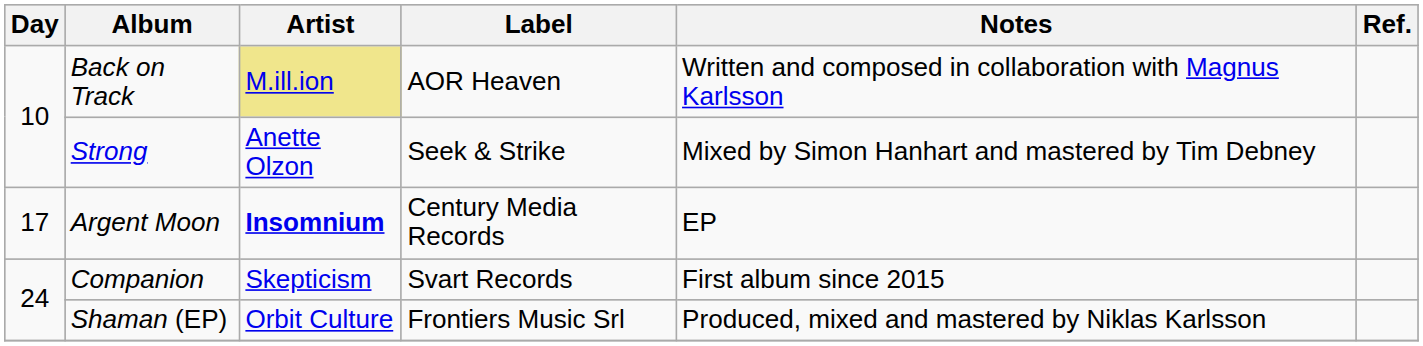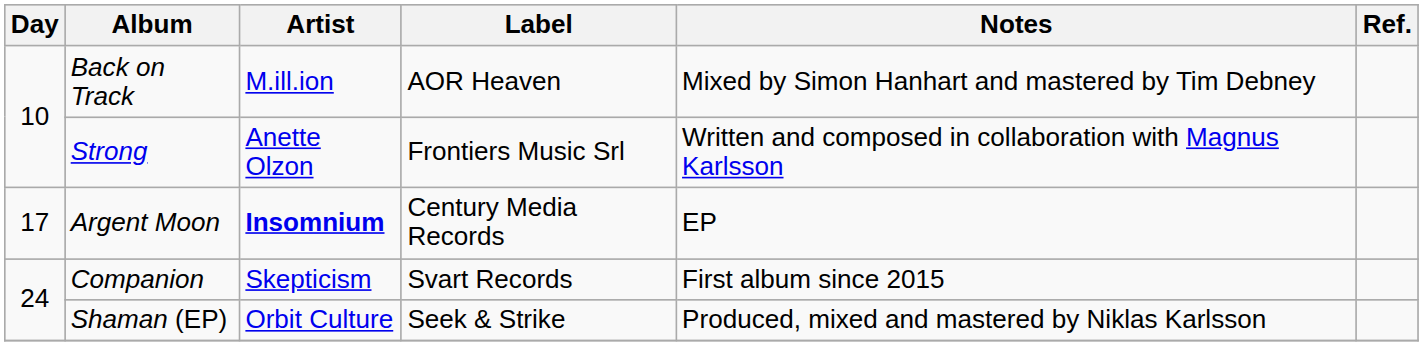(290, 81) khaki background -> (290, 81) no background
(980, 81) Written and composed in collaboration with Magnus Karlsson -> (999, 81) Mixed by Simon Hanhart and mastered by Tim Debney
(486, 151) Seek & Strike -> (516, 151) Frontiers Music Srl
(999, 151) Mixed by Simon Hanhart and mastered by Tim Debney -> (980, 151) Written and composed in collaboration with Magnus Karlsson
(516, 320) Frontiers Music Srl -> (486, 320) Seek & Strike
